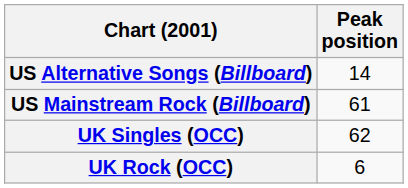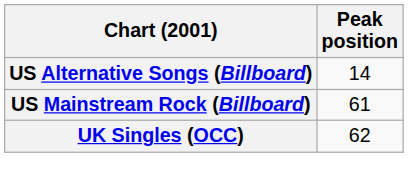- row: (161, 167)
